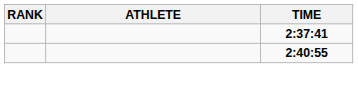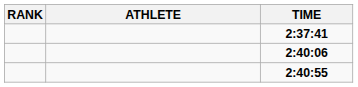+ row: (307, 53)
